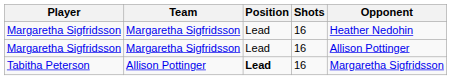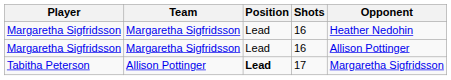(300, 65) 16 -> (300, 65) 17
